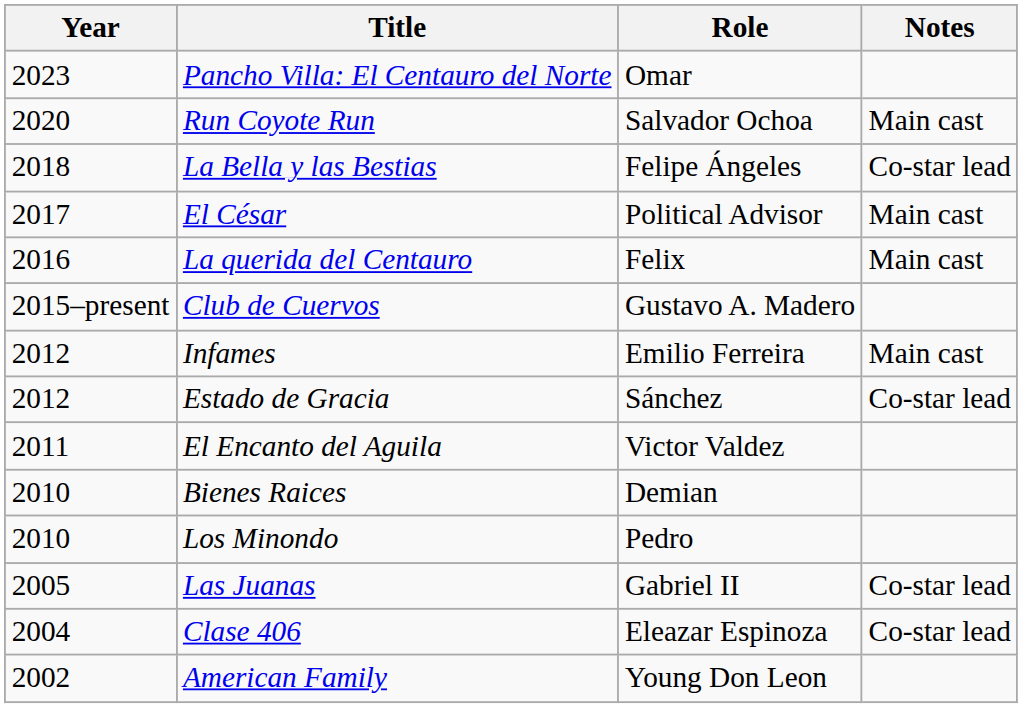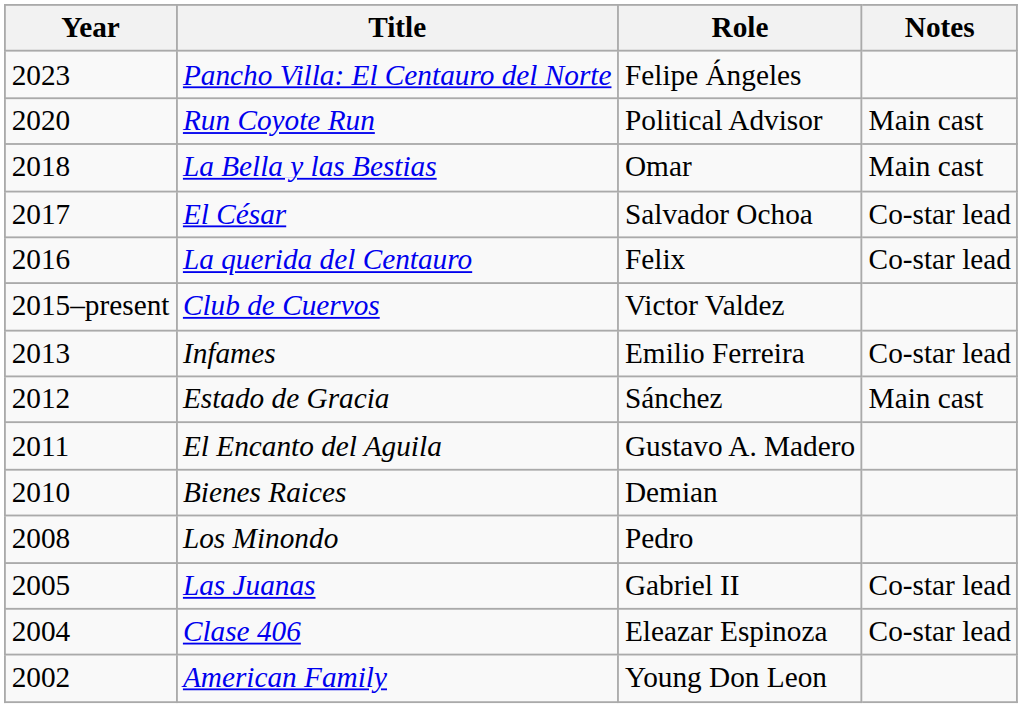(658, 74) Omar -> (713, 74) Felipe Ángeles
(719, 120) Salvador Ochoa -> (724, 120) Political Advisor
(713, 167) Felipe Ángeles -> (658, 167) Omar
(940, 167) Co-star lead -> (926, 167) Main cast
(724, 213) Political Advisor -> (719, 213) Salvador Ochoa
(926, 213) Main cast -> (940, 213) Co-star lead
(926, 259) Main cast -> (940, 259) Co-star lead
(740, 306) Gustavo A. Madero -> (705, 306) Victor Valdez
(41, 352) 2012 -> (41, 352) 2013
(926, 352) Main cast -> (940, 352) Co-star lead
(940, 399) Co-star lead -> (926, 399) Main cast
(705, 445) Victor Valdez -> (740, 445) Gustavo A. Madero
(41, 538) 2010 -> (41, 538) 2008
